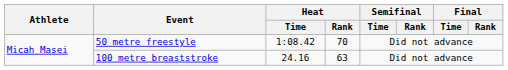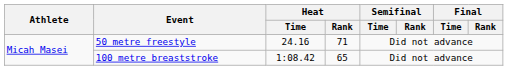(295, 42) 1:08.42 -> (295, 42) 24.16
(342, 42) 70 -> (342, 42) 71
(295, 57) 24.16 -> (295, 57) 1:08.42
(342, 57) 63 -> (342, 57) 65
